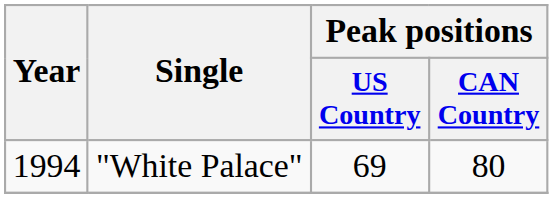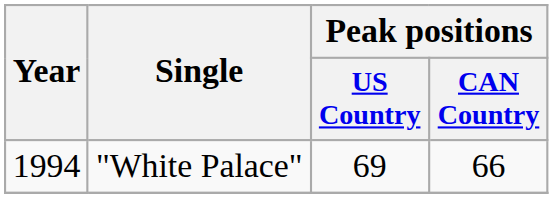(489, 165) 80 -> (489, 165) 66
